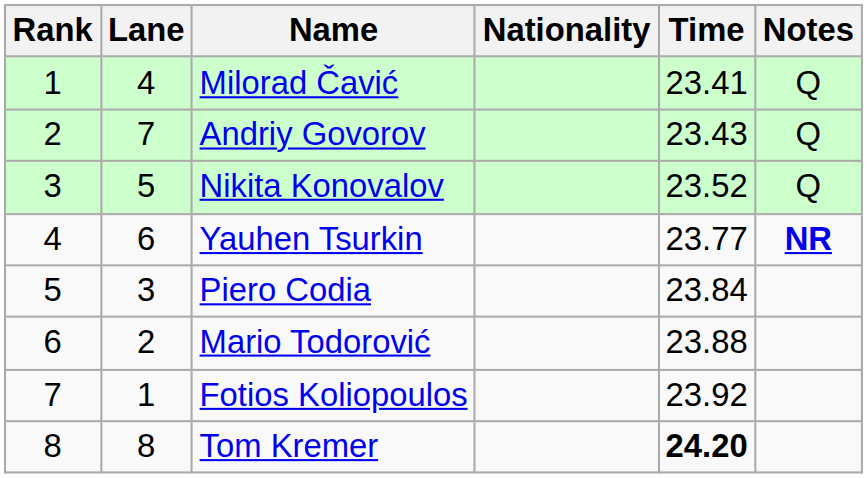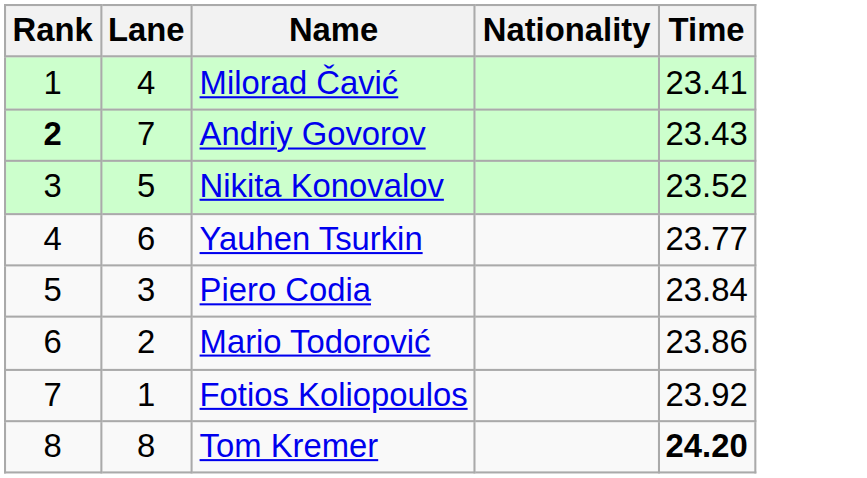- column: (808, 30)
(53, 134) normal -> (53, 134) bold
(707, 342) 23.88 -> (707, 342) 23.86
